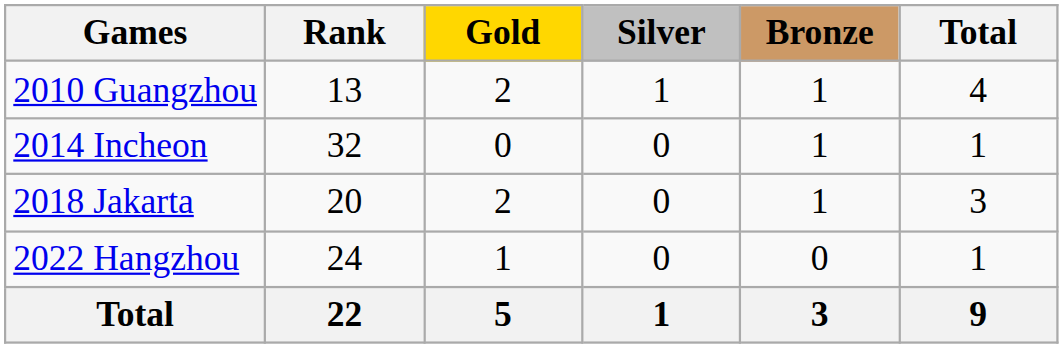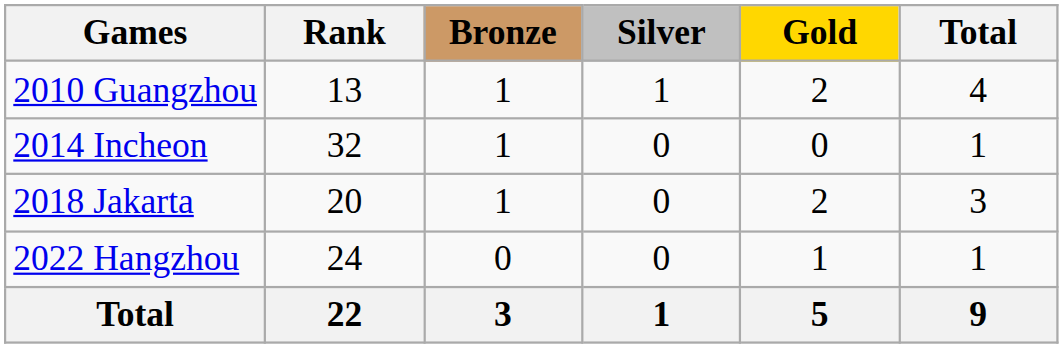columns swapped: (503, 32) <-> (820, 32)
